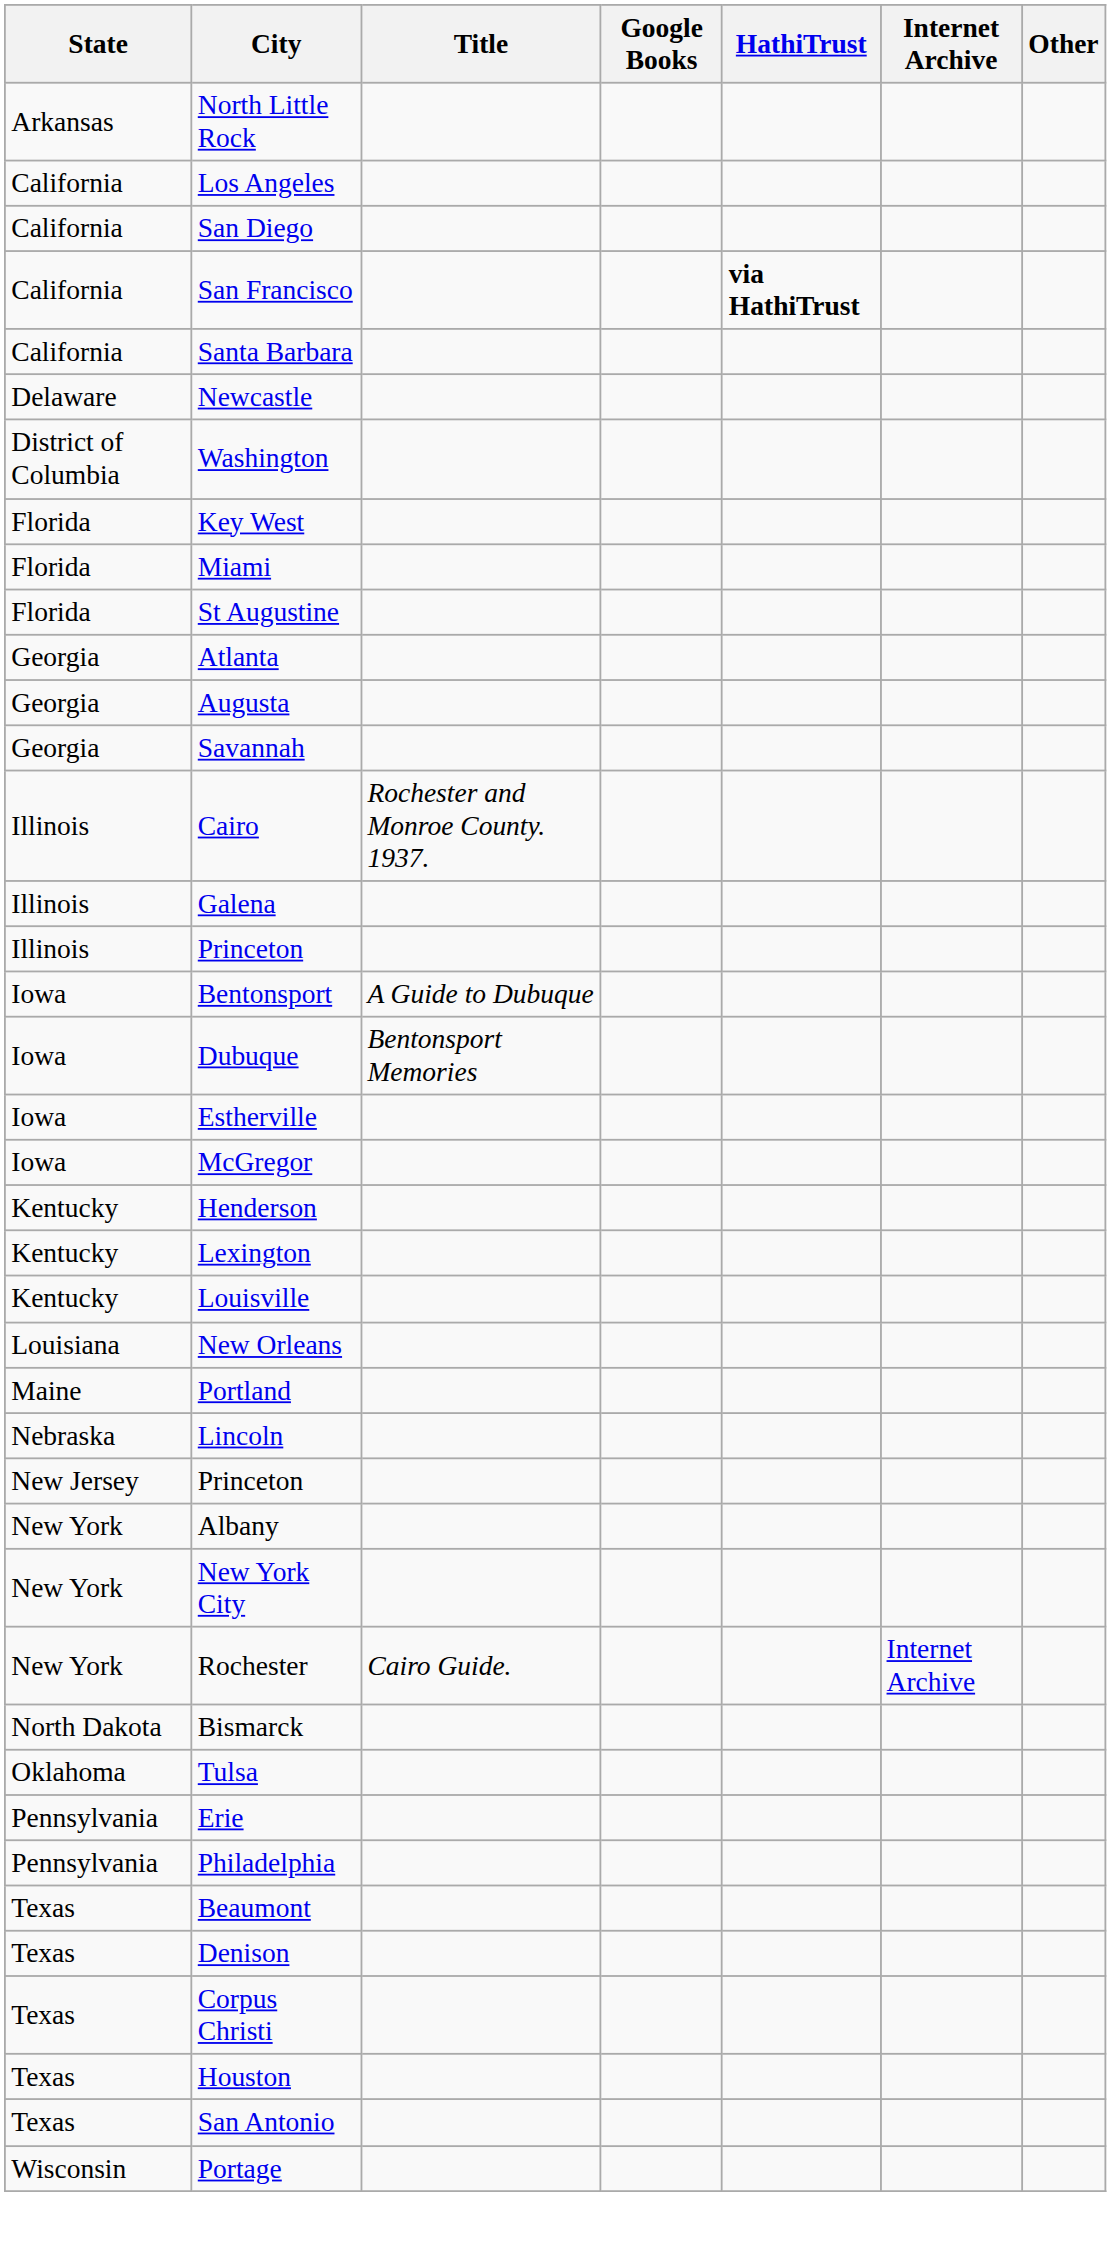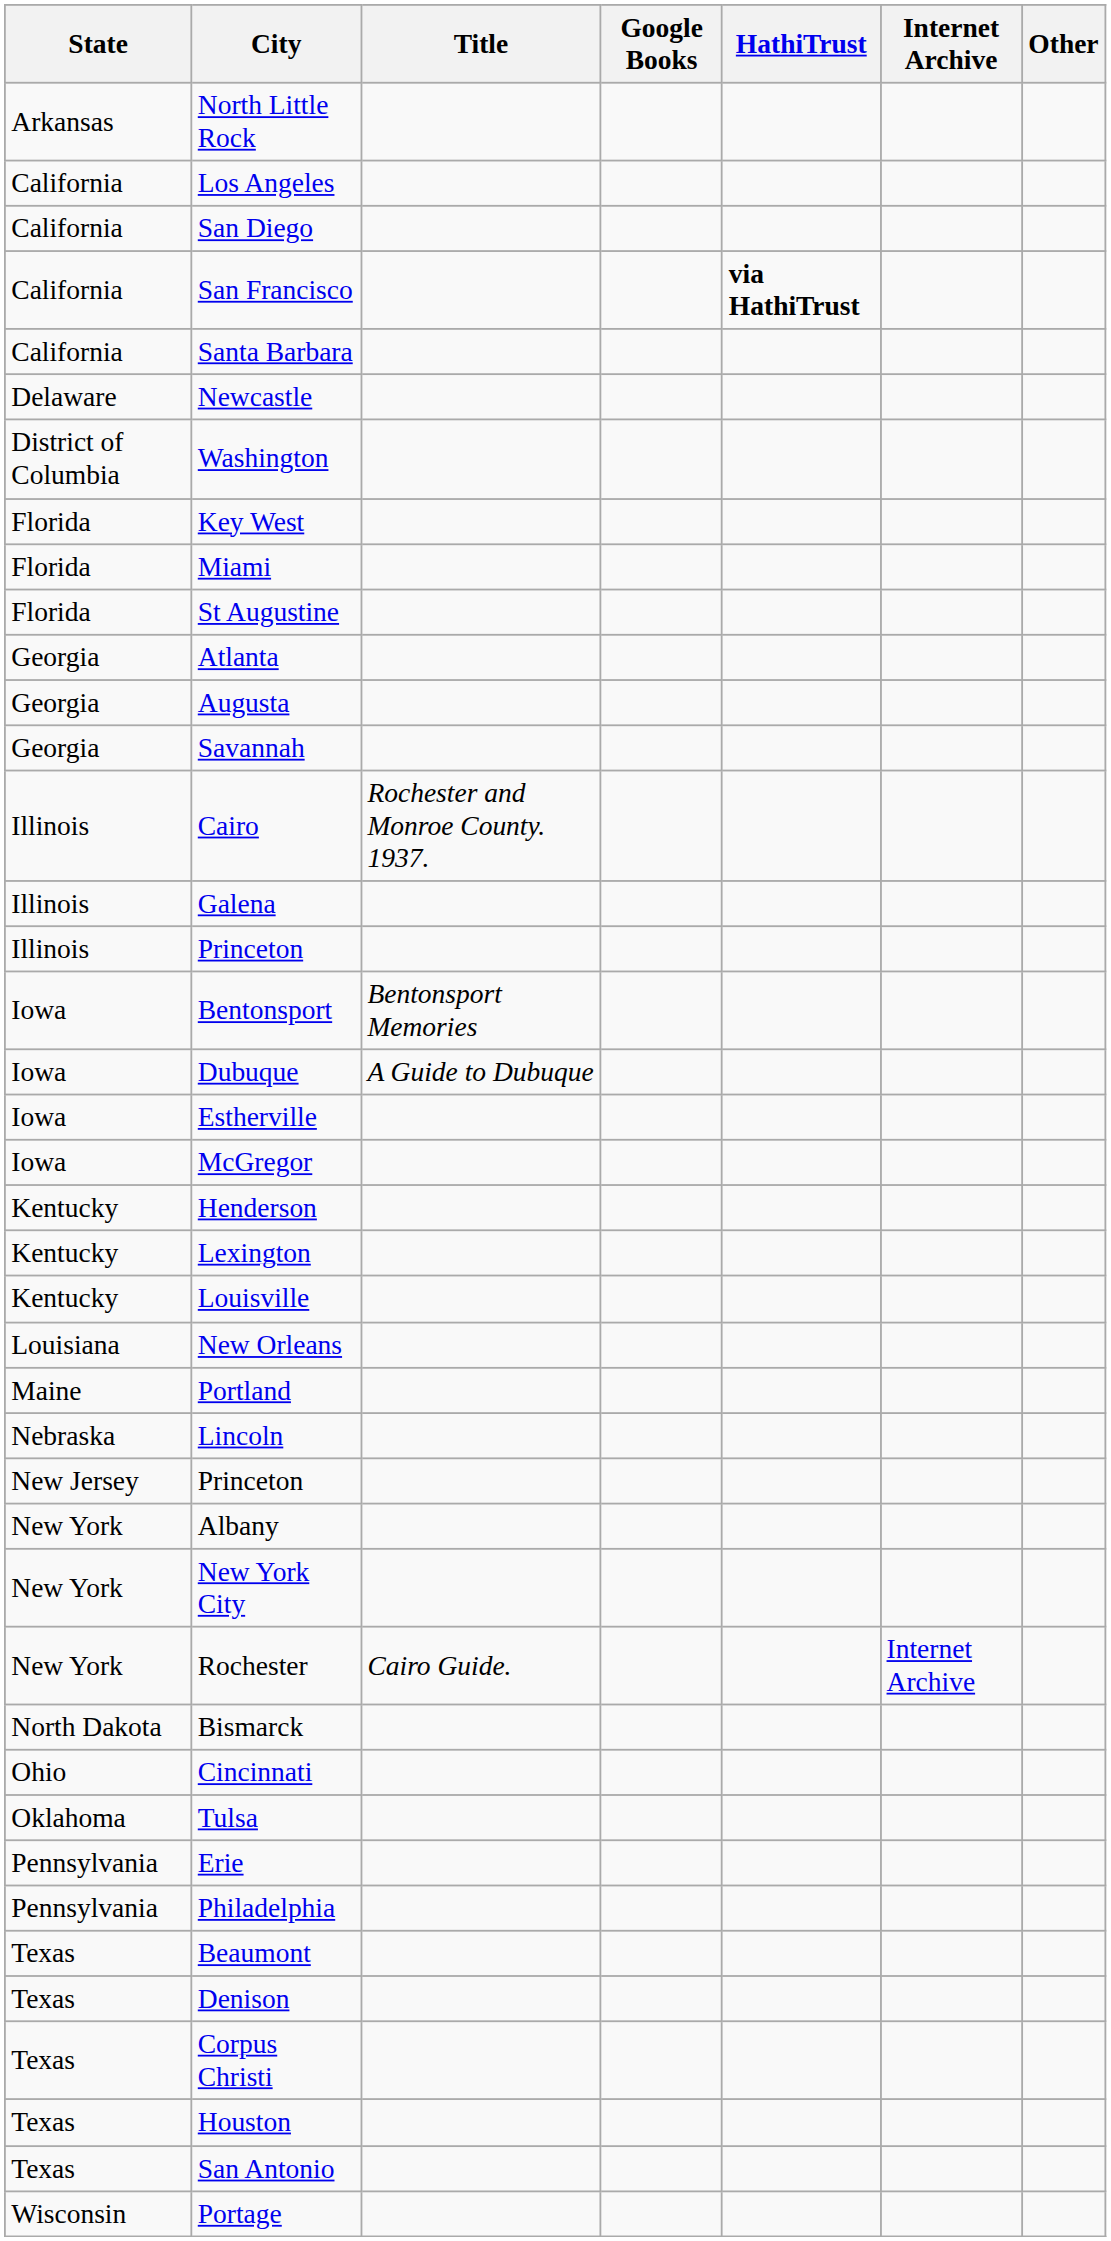(481, 994) A Guide to Dubuque -> (435, 1010) Bentonsport Memories
(435, 1055) Bentonsport Memories -> (481, 1071) A Guide to Dubuque
+ row: (39, 1772)
